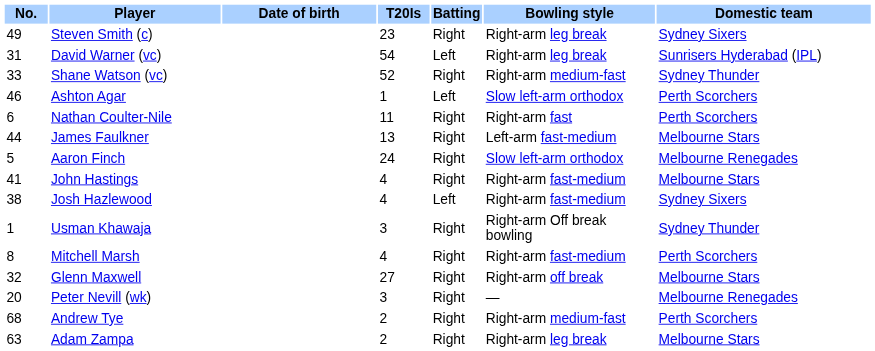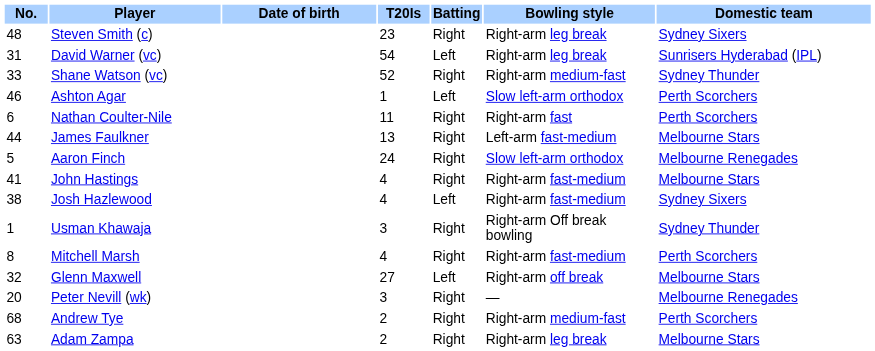(14, 34) 49 -> (14, 34) 48
(449, 277) Right -> (444, 277) Left
